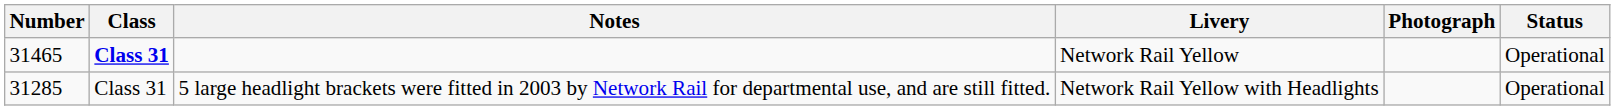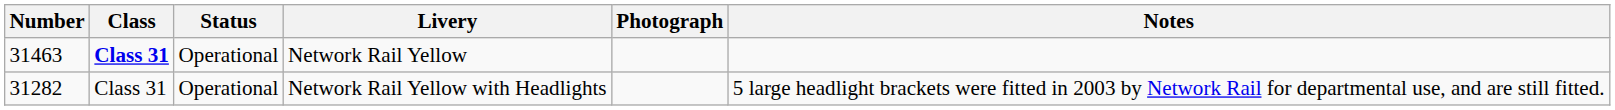columns swapped: (1555, 21) <-> (614, 21)
(36, 54) 31465 -> (36, 54) 31463
(36, 88) 31285 -> (36, 88) 31282
